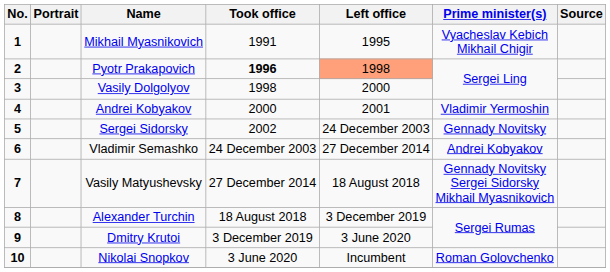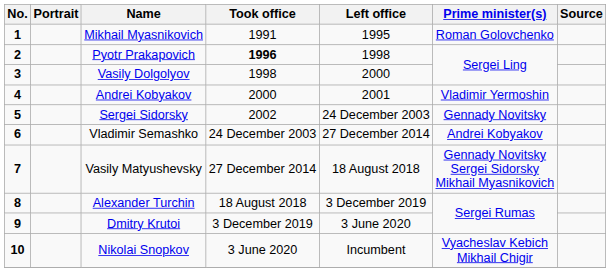(495, 41) Vyacheslav Kebich Mikhail Chigir -> (495, 34) Roman Golovchenko
(376, 68) lightsalmon background -> (376, 54) no background
(495, 257) Roman Golovchenko -> (495, 250) Vyacheslav Kebich Mikhail Chigir
